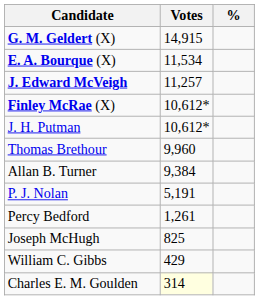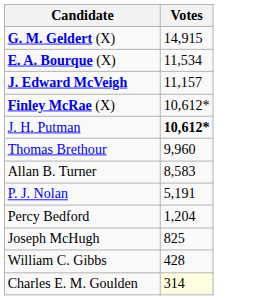- column: (234, 15)
(183, 82) 11,257 -> (183, 82) 11,157
(187, 127) normal -> (187, 127) bold
(180, 171) 9,384 -> (180, 171) 8,583
(180, 216) 1,261 -> (180, 216) 1,204
(174, 261) 429 -> (174, 261) 428
